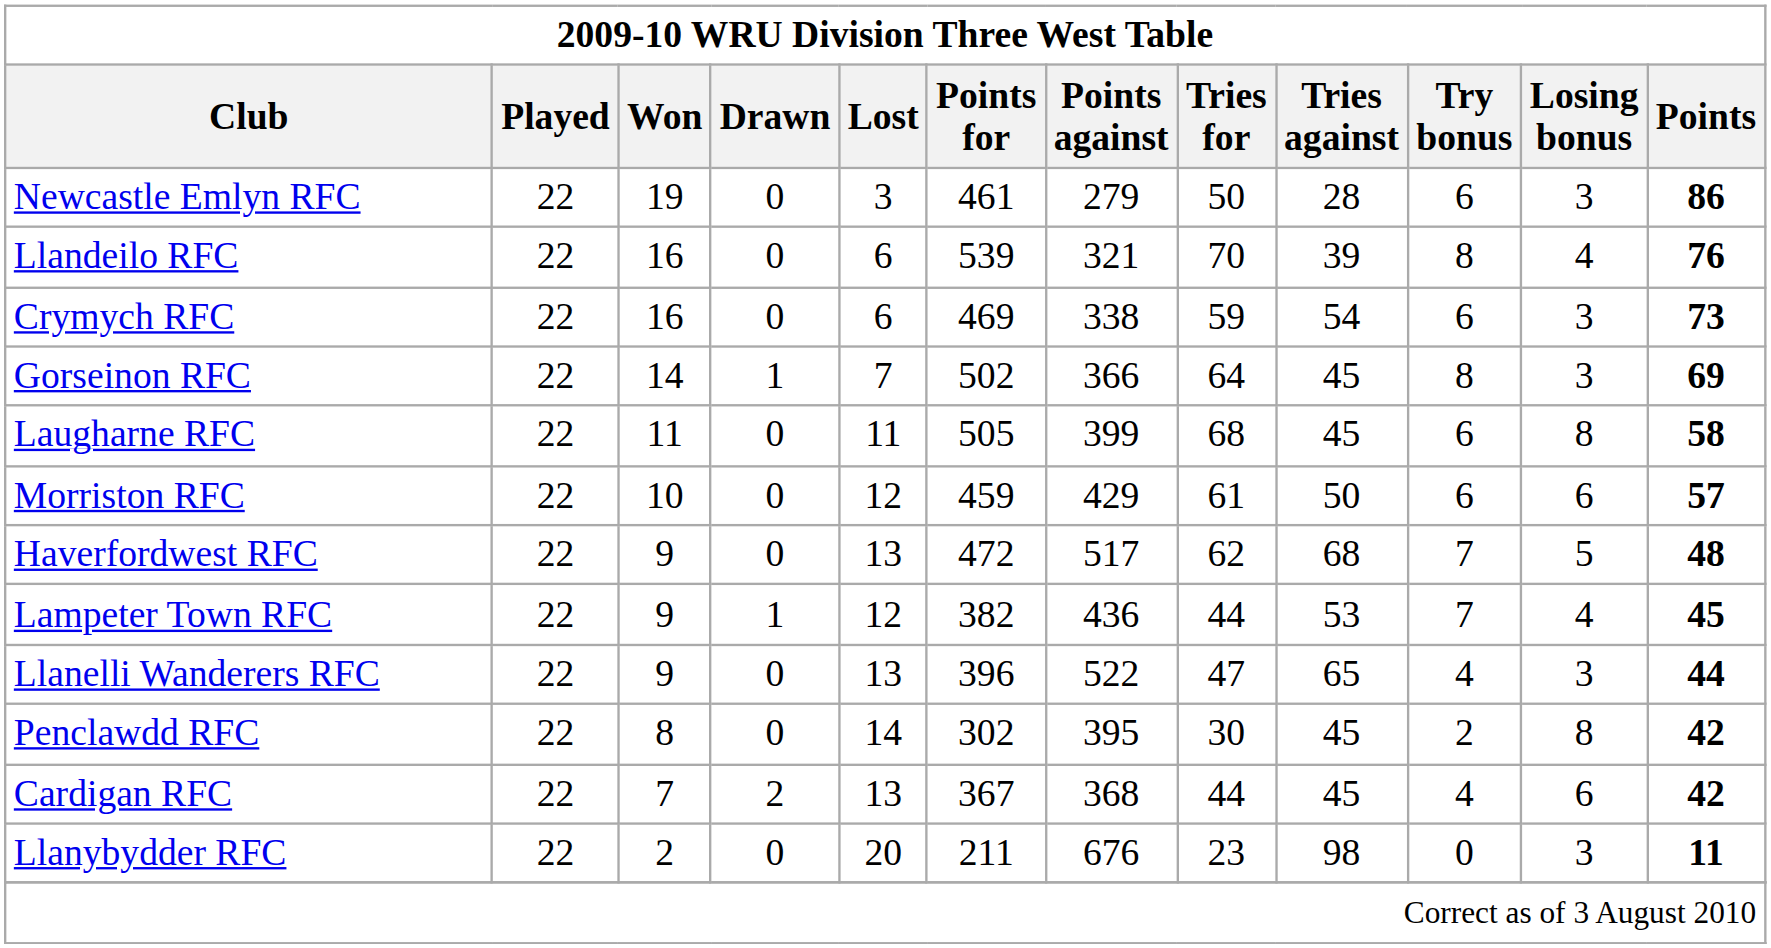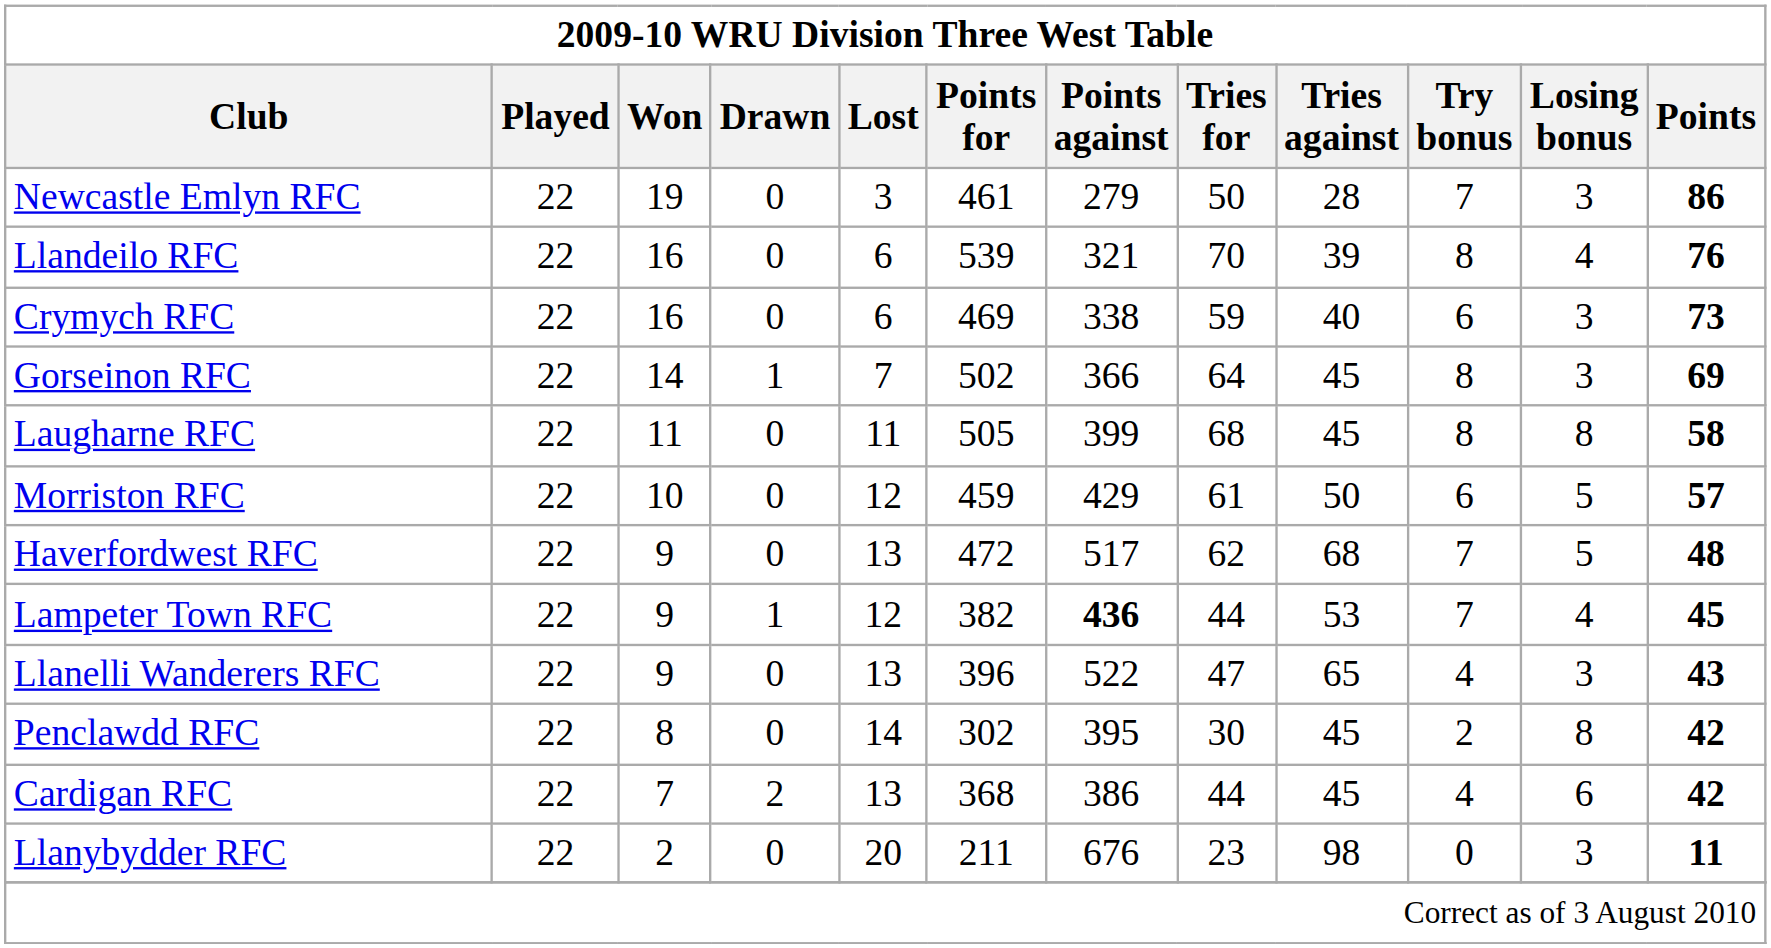(1464, 196) 6 -> (1464, 196) 7
(1342, 315) 54 -> (1342, 315) 40
(1464, 435) 6 -> (1464, 435) 8
(1584, 494) 6 -> (1584, 494) 5
(1111, 613) normal -> (1111, 613) bold
(1706, 673) 44 -> (1706, 673) 43
(986, 792) 367 -> (986, 792) 368
(1111, 792) 368 -> (1111, 792) 386
